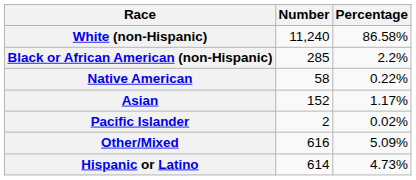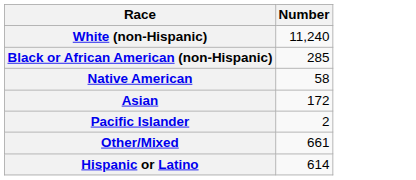- column: (372, 15)
(318, 100) 152 -> (318, 100) 172
(318, 143) 616 -> (318, 143) 661
